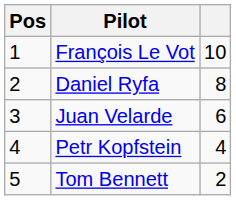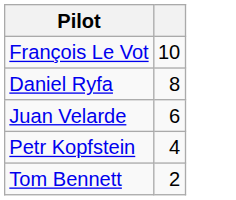- column: (28, 21)
